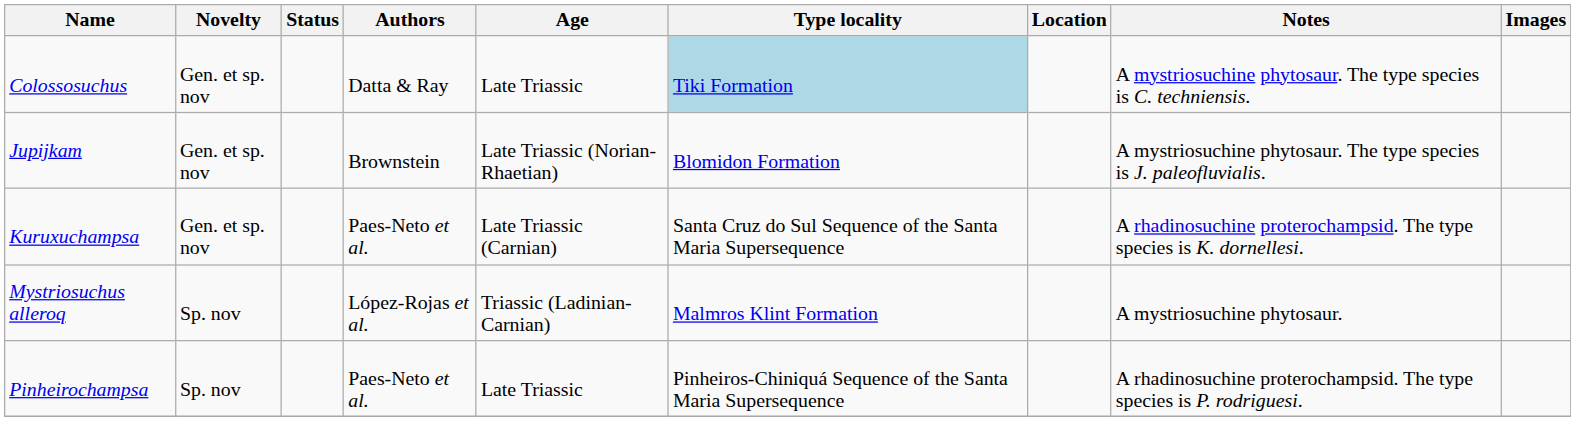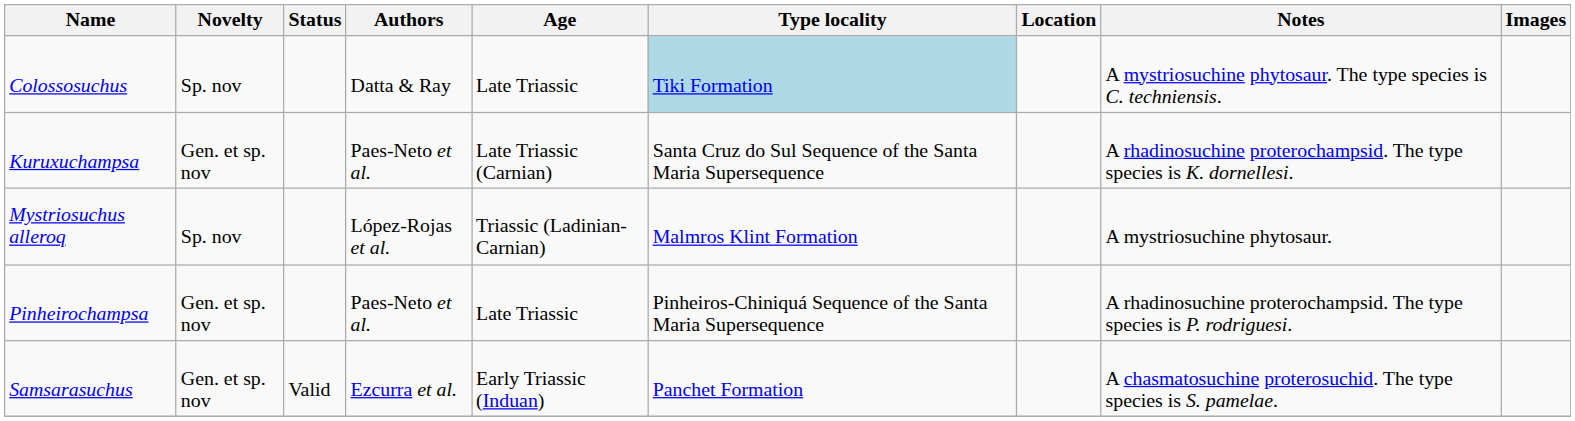(222, 85) Gen. et sp. nov -> (211, 85) Sp. nov
- row: (46, 150)
(210, 389) Sp. nov -> (223, 313) Gen. et sp. nov
+ row: (71, 389)
